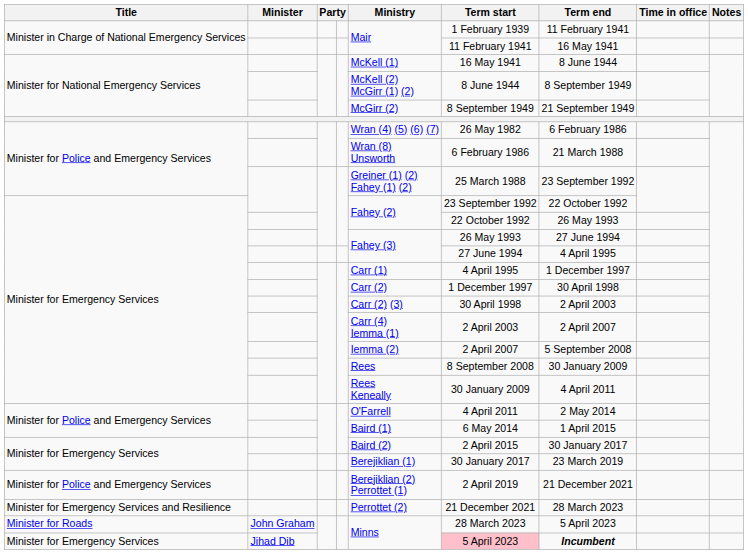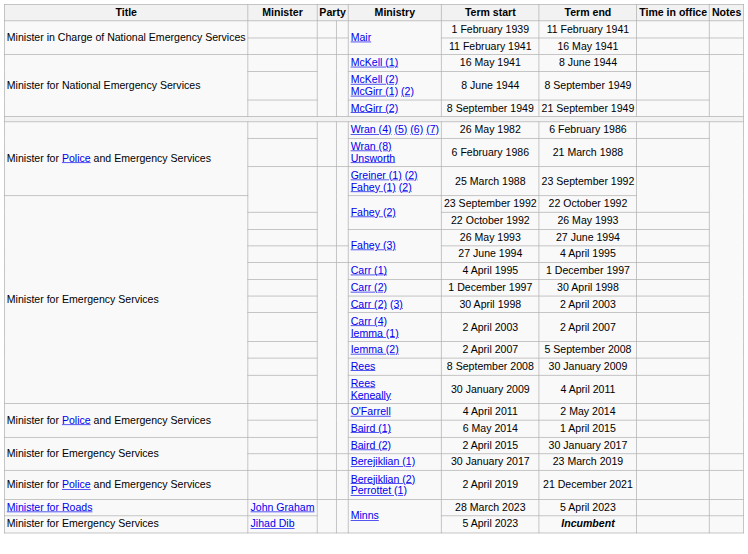- row: (119, 507)
(490, 541) pink background -> (490, 524) no background
